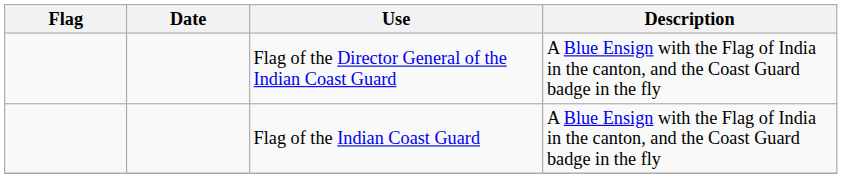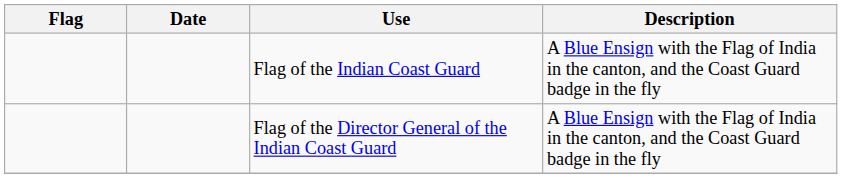rows swapped: (367, 138) <-> (380, 68)
